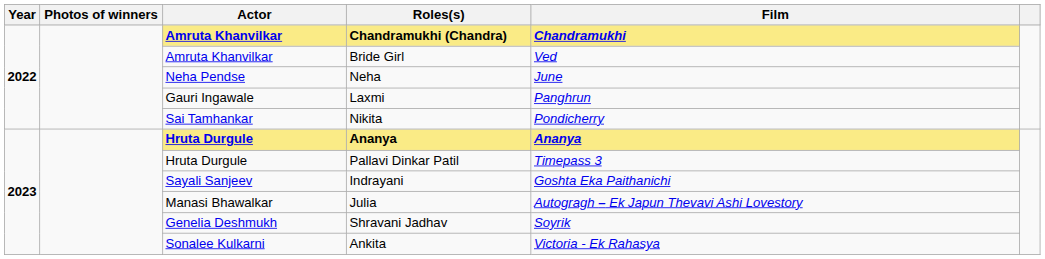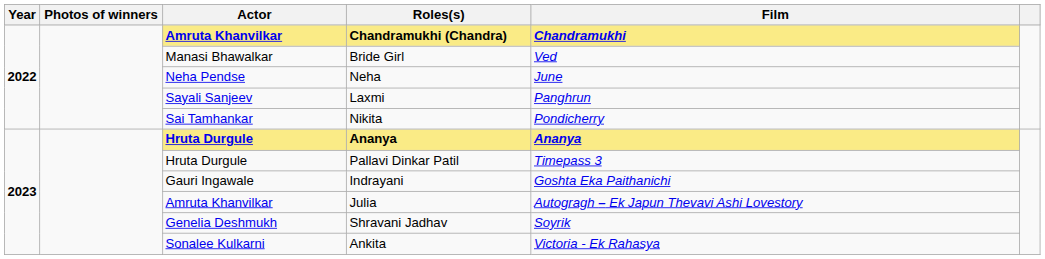(219, 56) Amruta Khanvilkar -> (219, 56) Manasi Bhawalkar
(210, 98) Gauri Ingawale -> (209, 98) Sayali Sanjeev
(209, 181) Sayali Sanjeev -> (210, 181) Gauri Ingawale
(219, 202) Manasi Bhawalkar -> (219, 202) Amruta Khanvilkar
